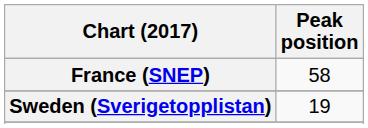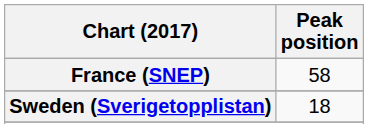(320, 106) 19 -> (320, 106) 18
